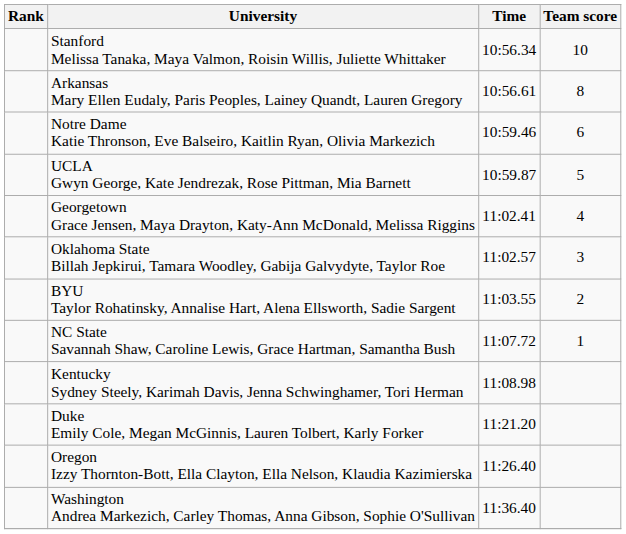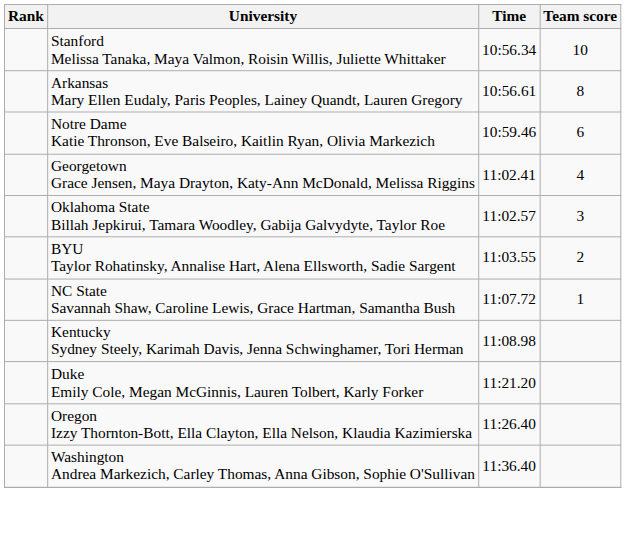- row: (231, 174)
